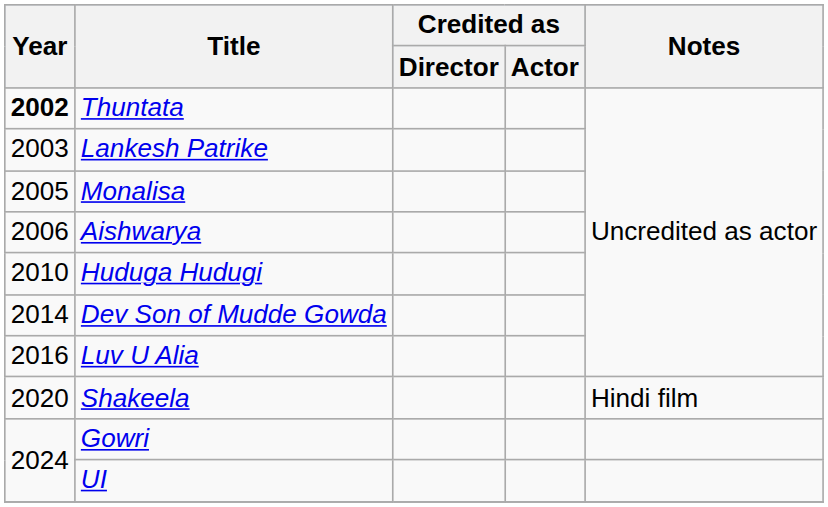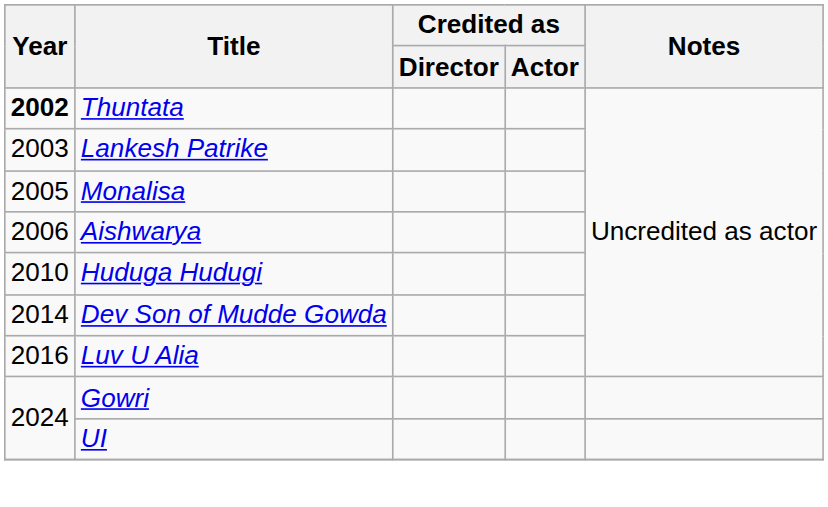- row: (135, 397)
